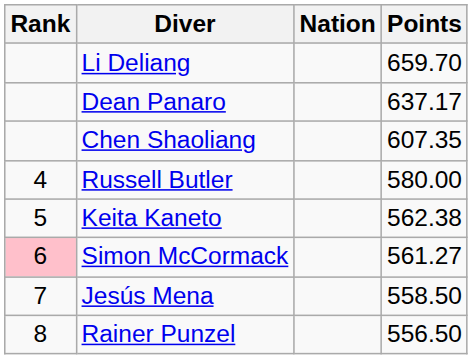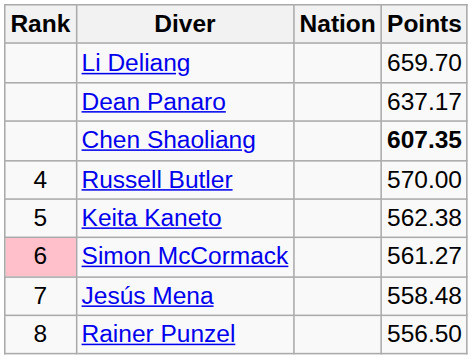(424, 140) normal -> (424, 140) bold
(424, 179) 580.00 -> (424, 179) 570.00
(424, 295) 558.50 -> (424, 295) 558.48
